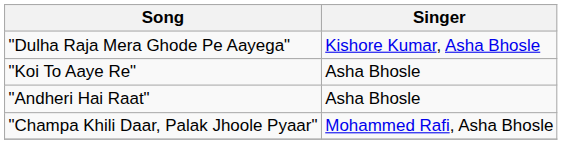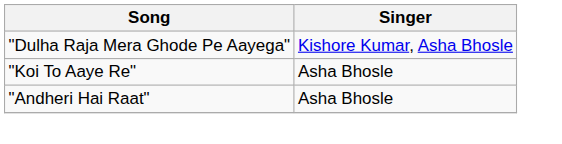- row: (163, 125)
